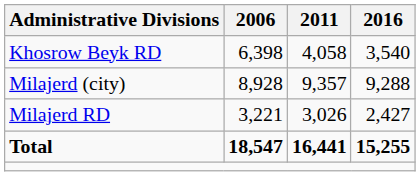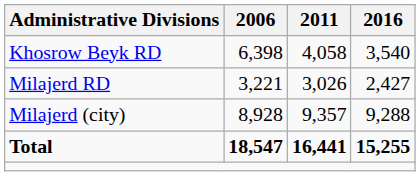rows swapped: (60, 114) <-> (67, 83)
